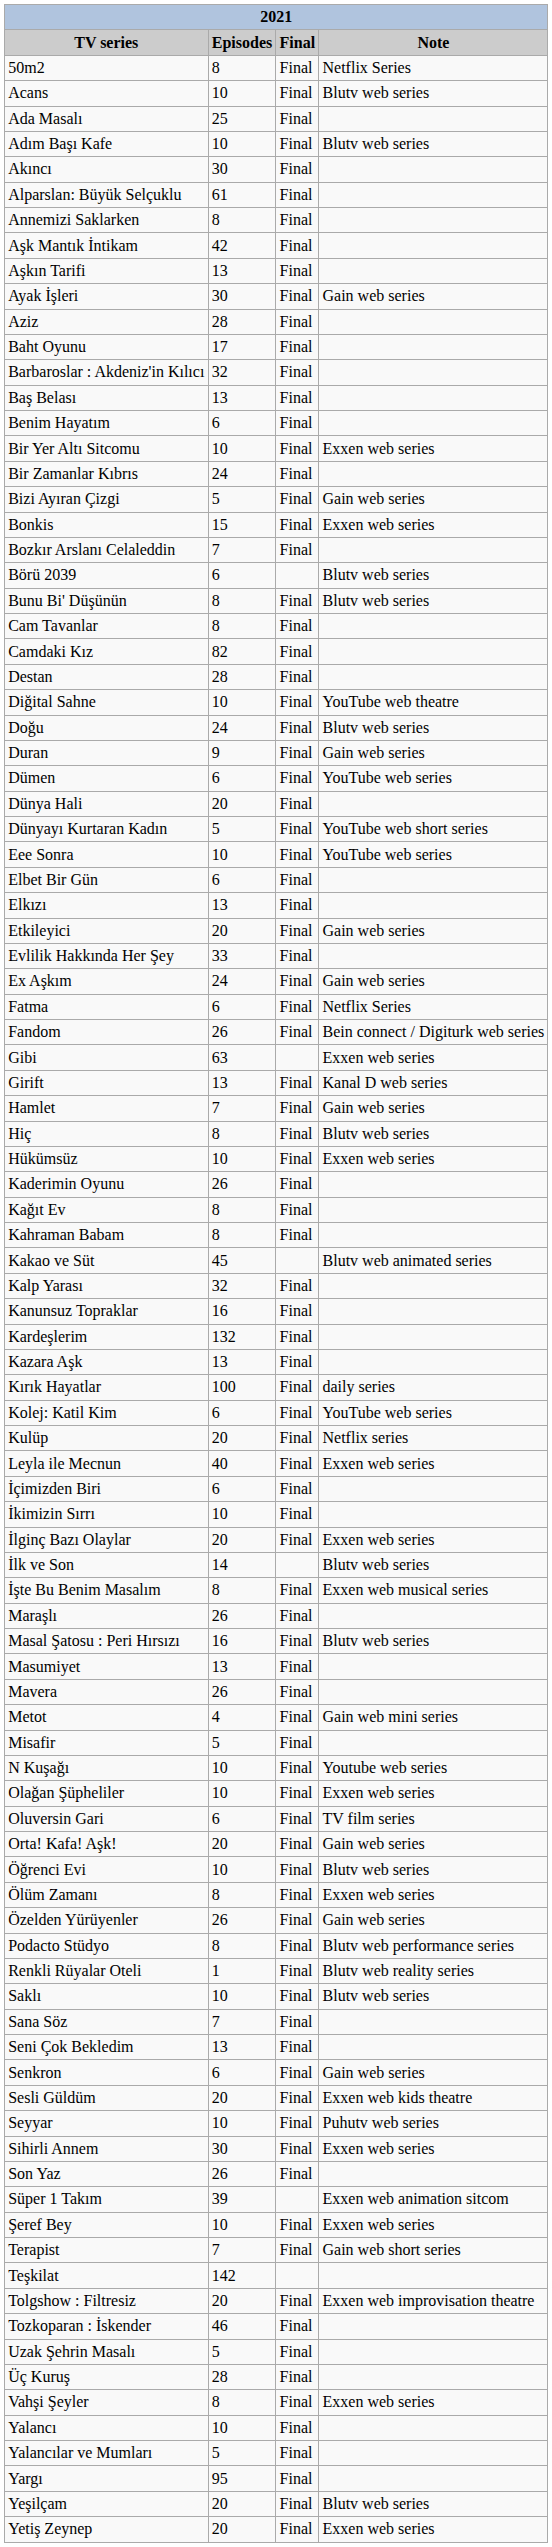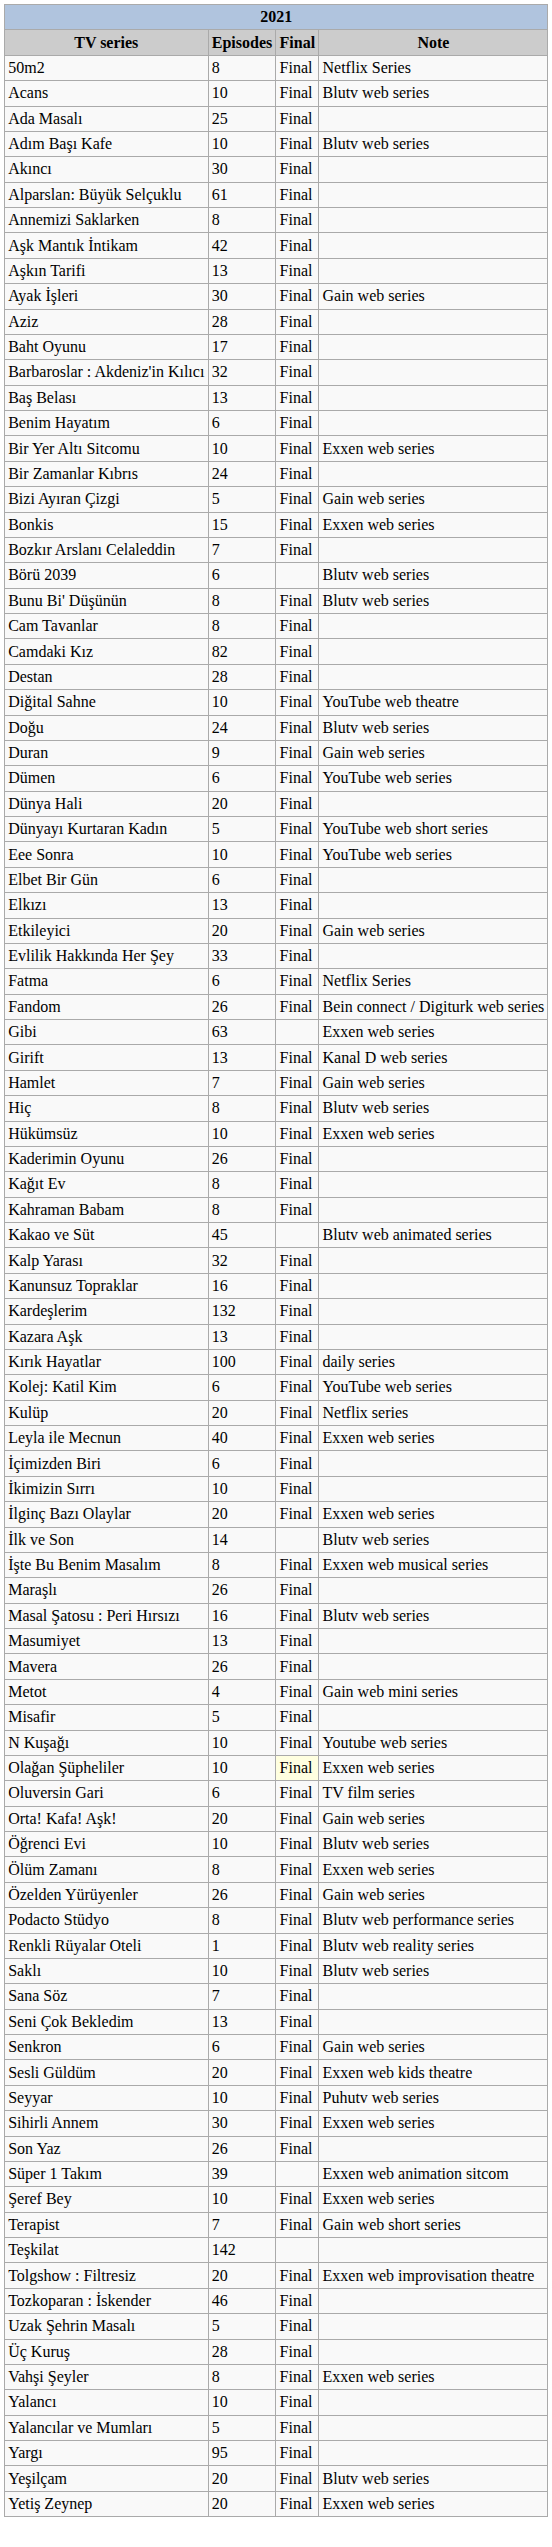- row: (40, 981)
(296, 1793) no background -> (296, 1768) lightyellow background
